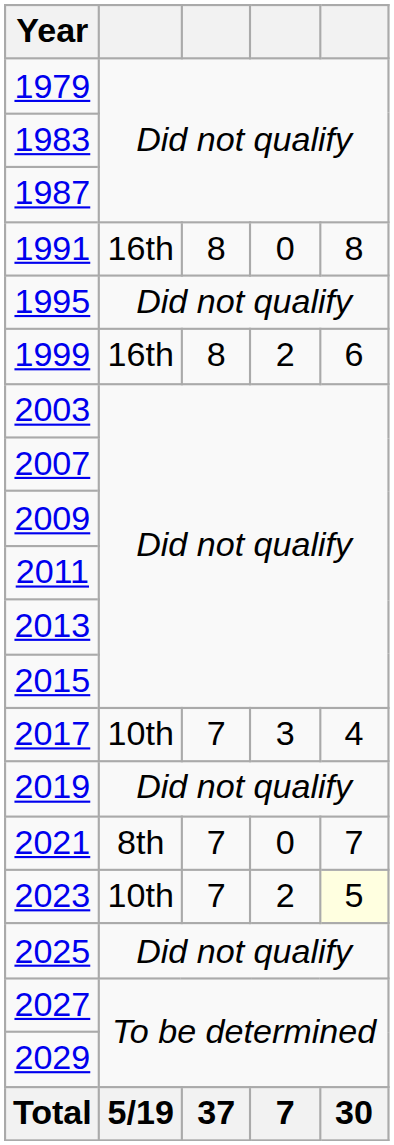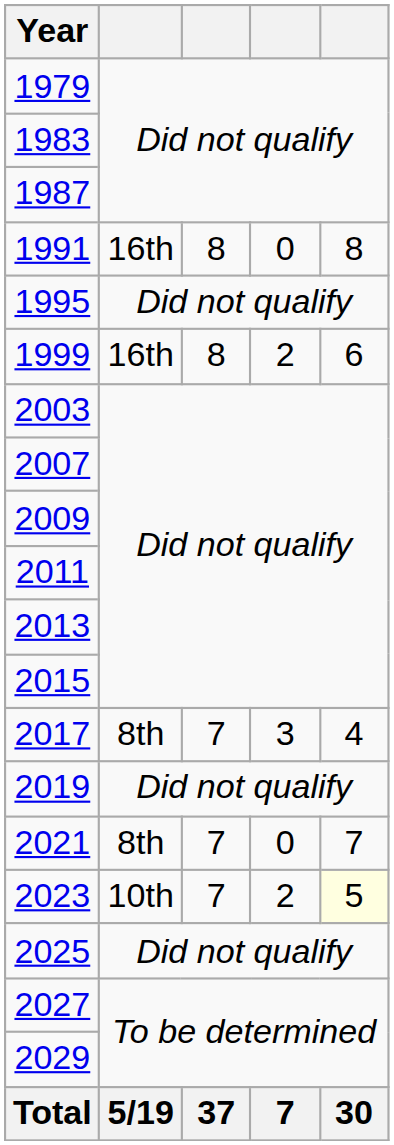(141, 734) 10th -> (141, 734) 8th
